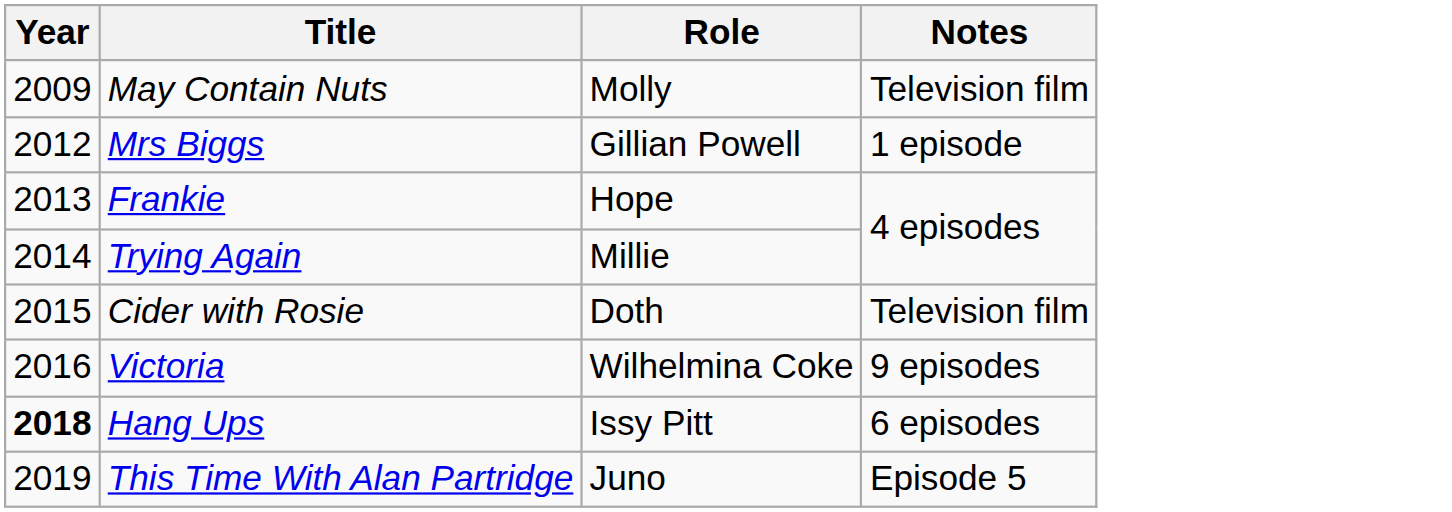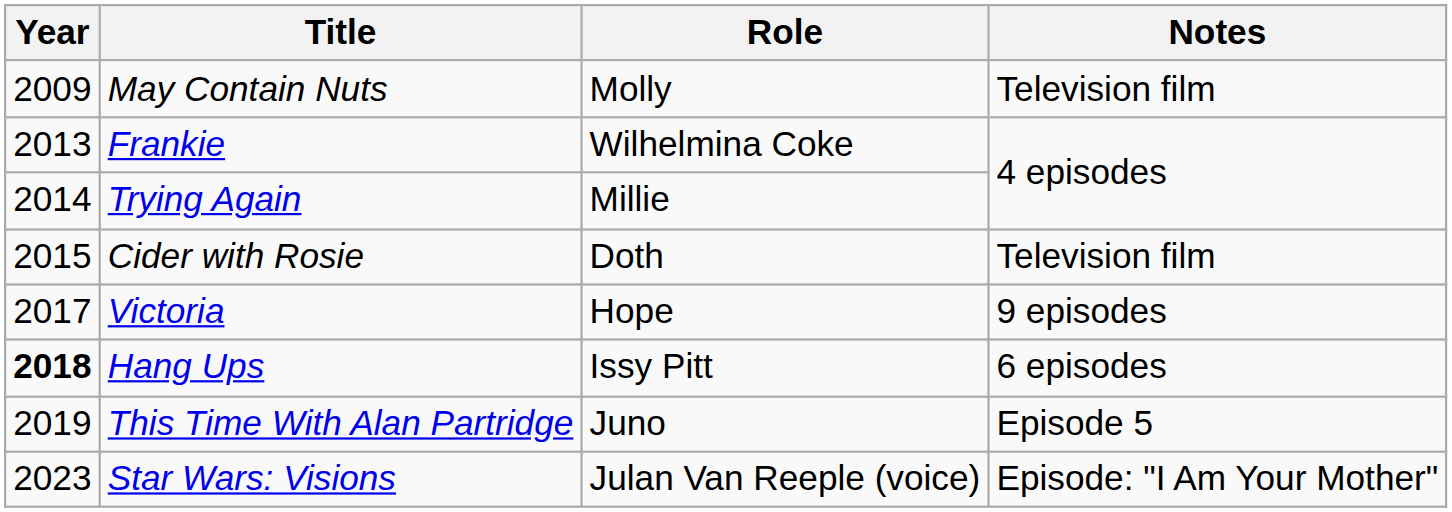- row: (186, 144)
(632, 199) Hope -> (722, 144) Wilhelmina Coke
(52, 367) 2016 -> (52, 311) 2017
(722, 367) Wilhelmina Coke -> (632, 311) Hope
+ row: (252, 479)
